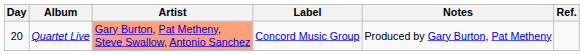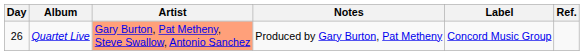columns swapped: (307, 13) <-> (458, 13)
(17, 36) 20 -> (17, 36) 26
